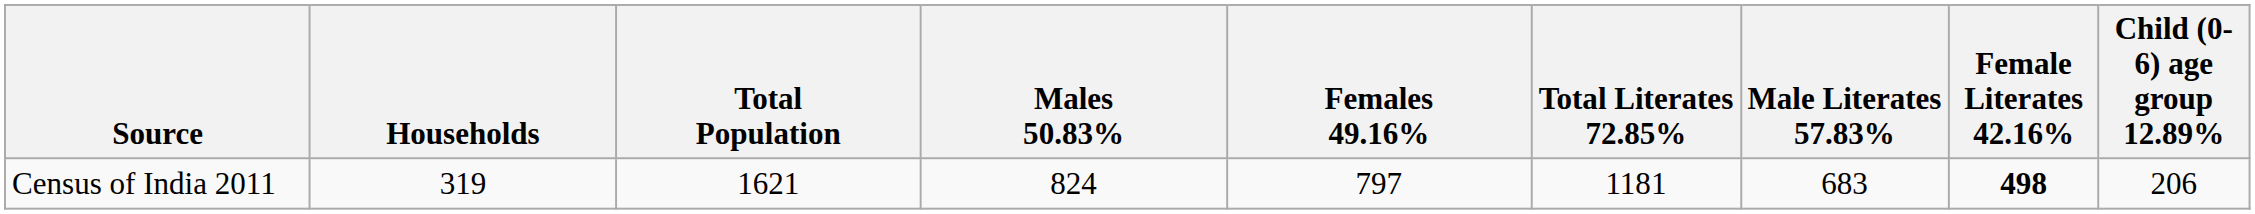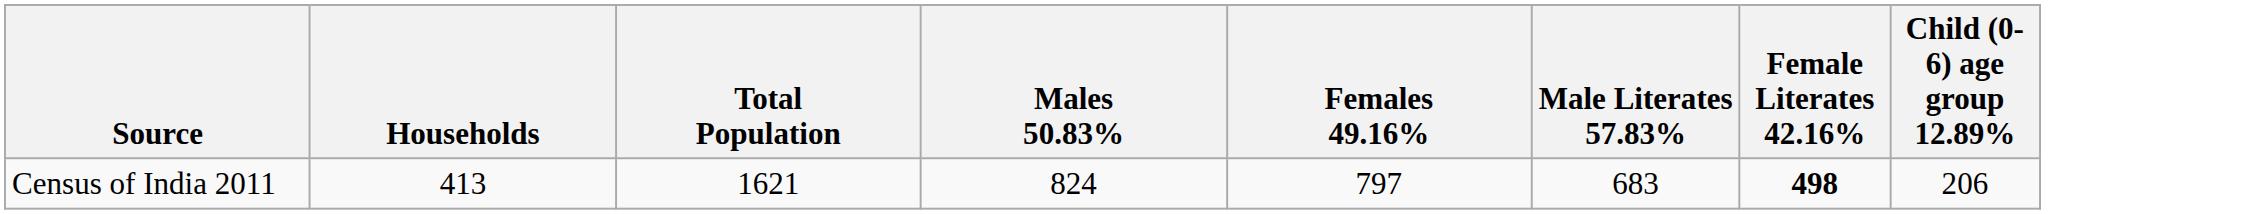- column: (1636, 116)
(463, 183) 319 -> (463, 183) 413
